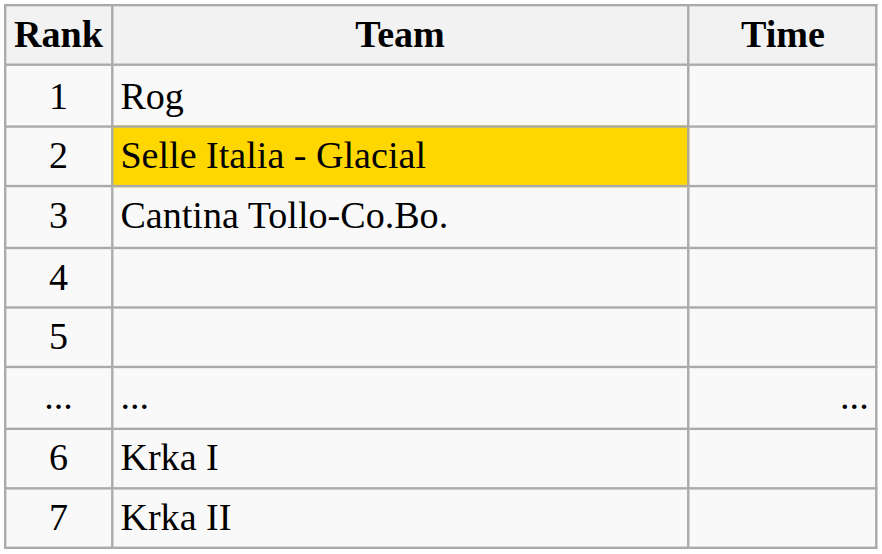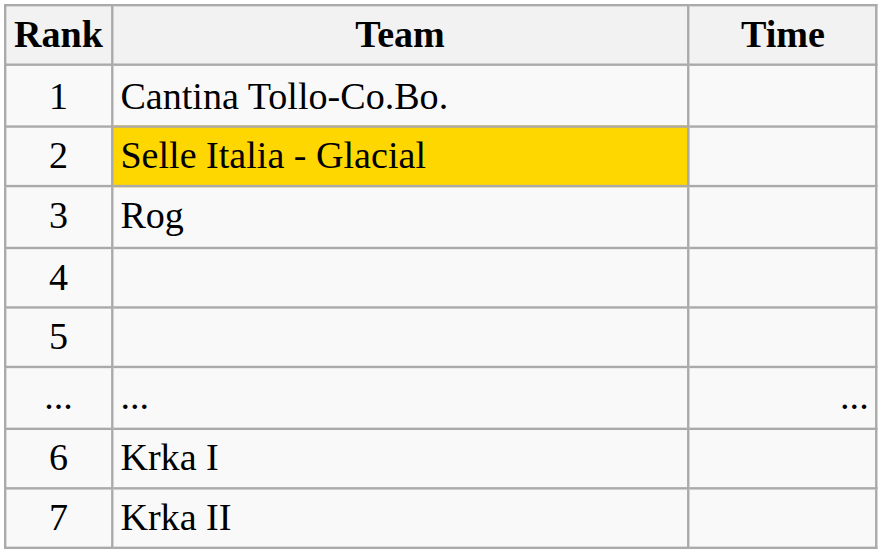(152, 95) Rog -> (284, 95) Cantina Tollo-Co.Bo.
(284, 215) Cantina Tollo-Co.Bo. -> (152, 215) Rog
